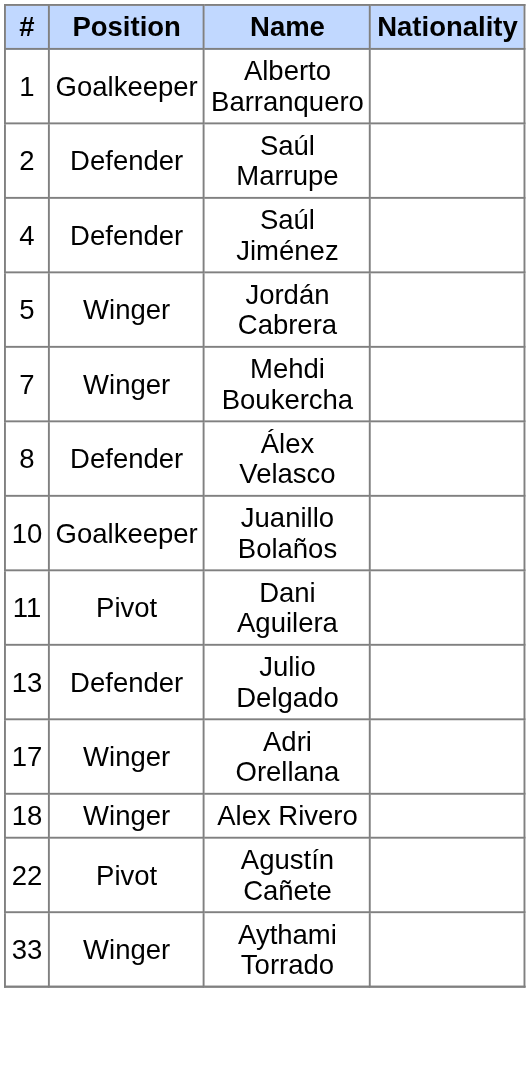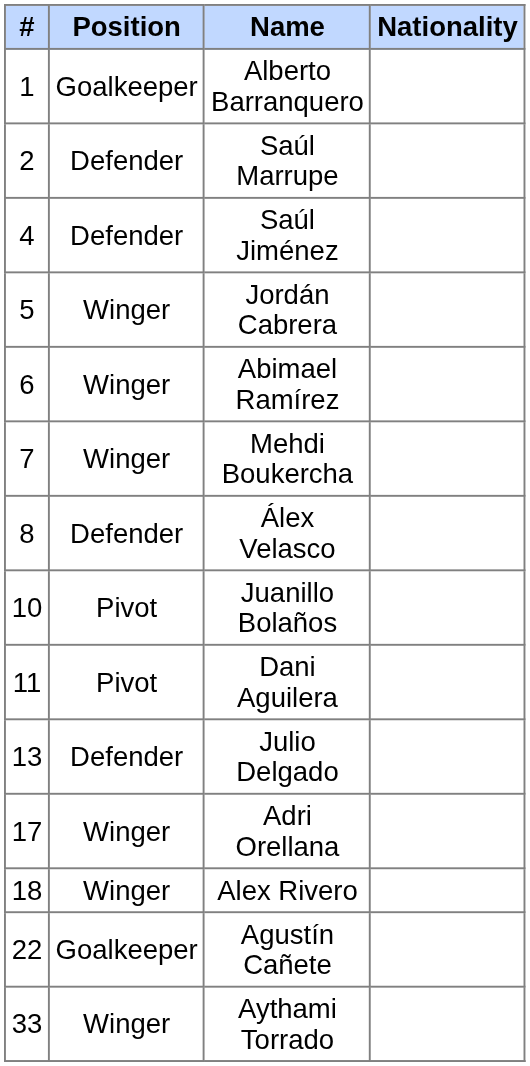+ row: (287, 384)
(127, 533) Goalkeeper -> (127, 608) Pivot
(127, 875) Pivot -> (127, 949) Goalkeeper
